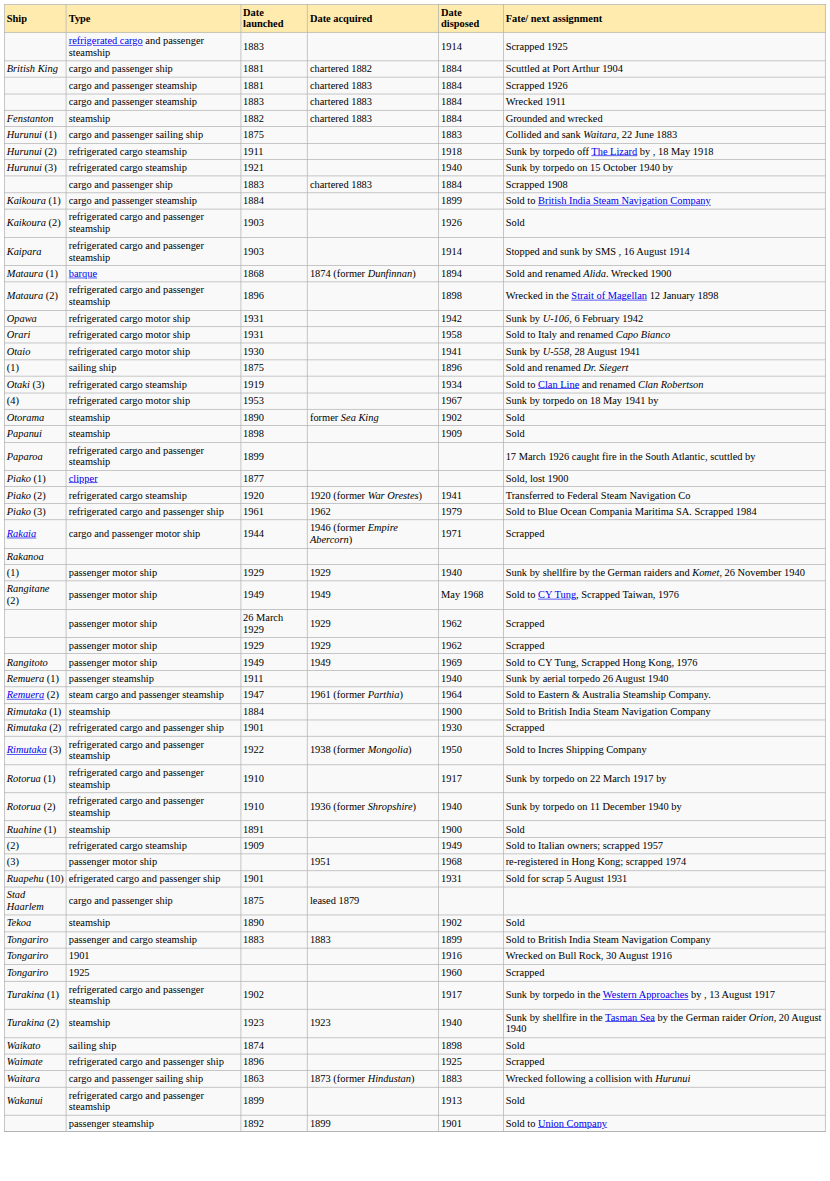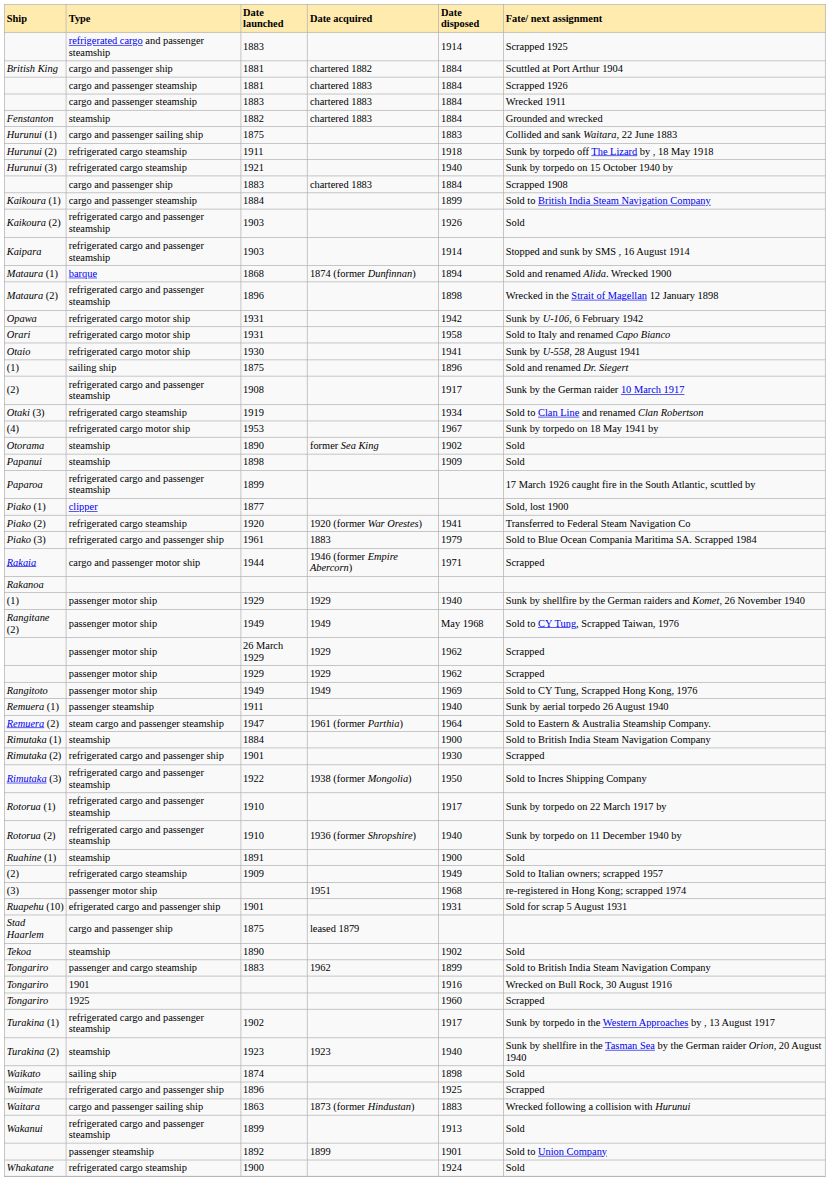+ row: (13, 390)
(320, 511) 1962 -> (320, 539) 1883
(320, 940) 1883 -> (320, 968) 1962
+ row: (30, 1168)
